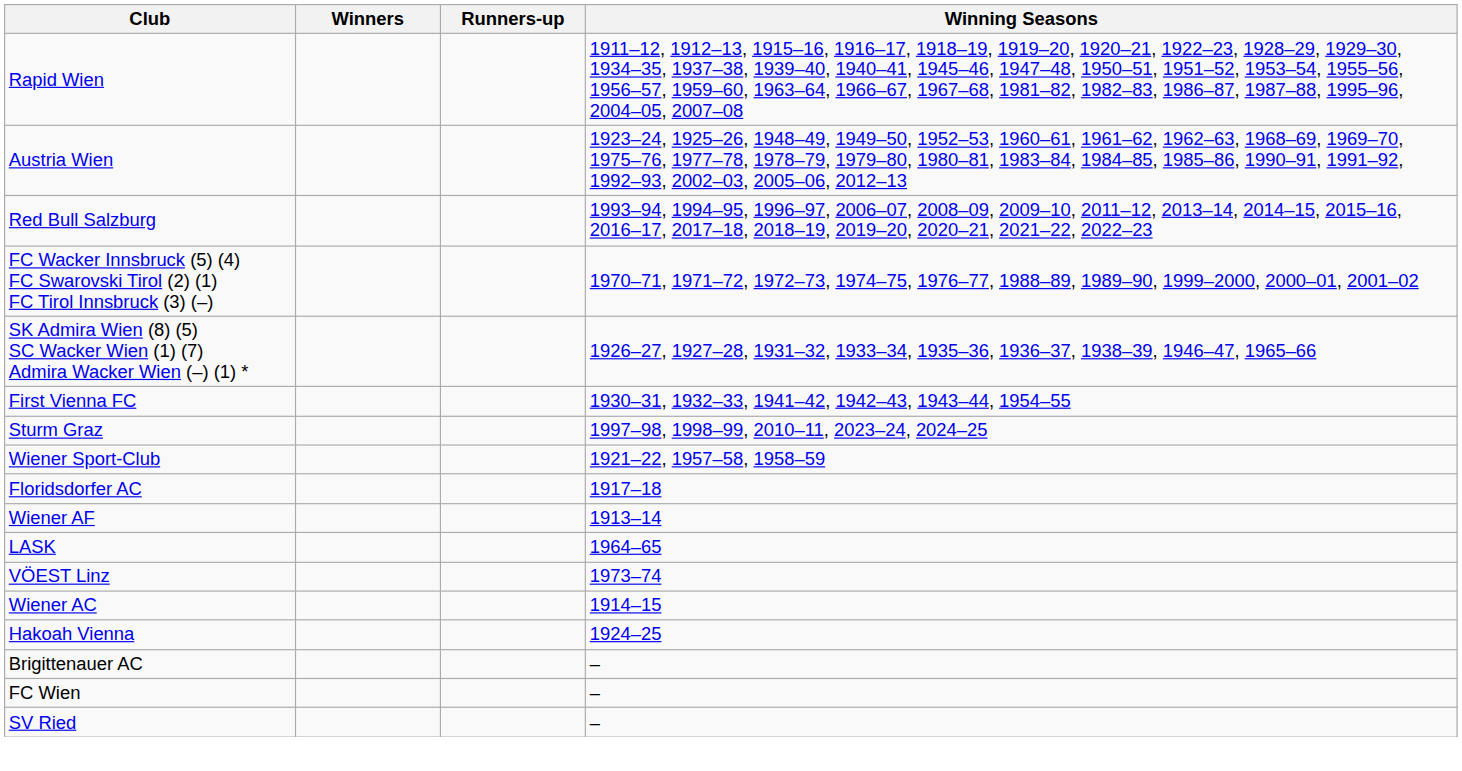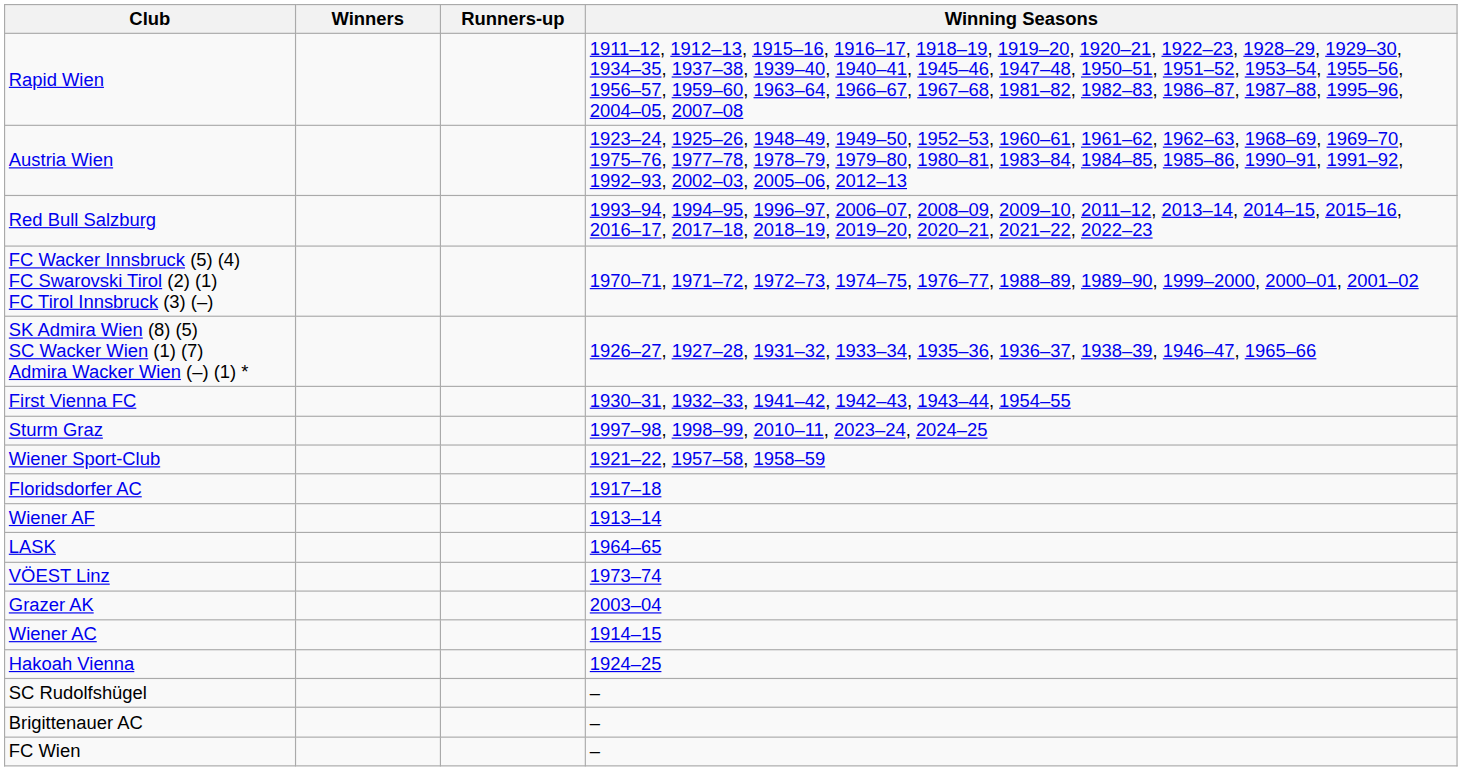+ row: (51, 605)
+ row: (78, 692)
- row: (43, 722)
